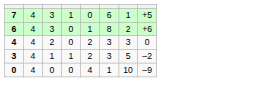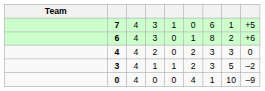+ column: (56, 12)
